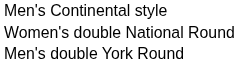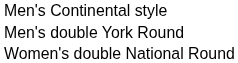rows swapped: (94, 54) <-> (119, 32)
